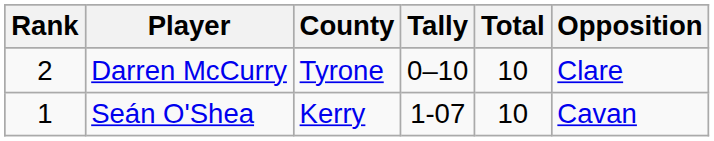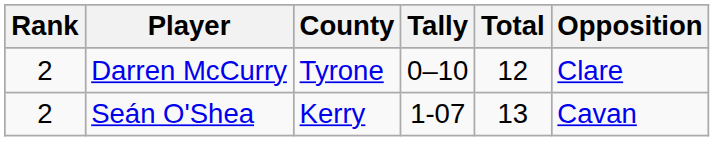(513, 69) 10 -> (513, 69) 12
(45, 113) 1 -> (45, 113) 2
(513, 113) 10 -> (513, 113) 13
